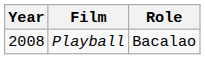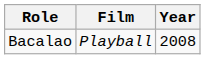columns swapped: (26, 17) <-> (164, 17)
